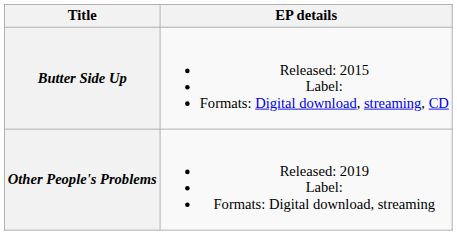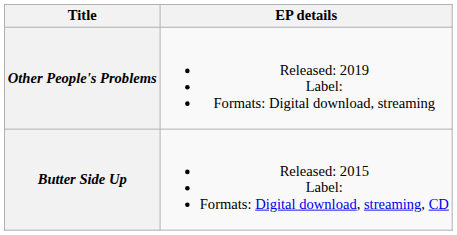rows swapped: (82, 78) <-> (82, 179)
